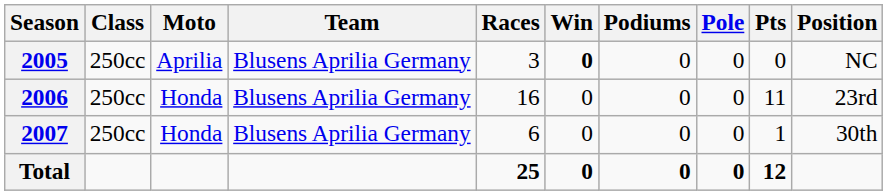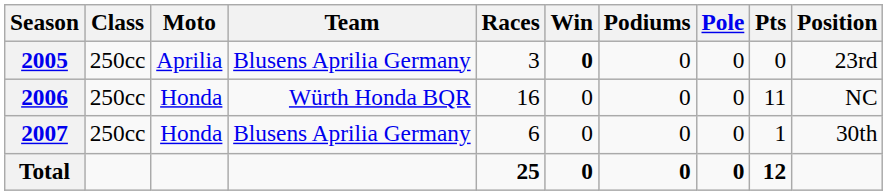(861, 60) NC -> (856, 60) 23rd
(352, 97) Blusens Aprilia Germany -> (380, 97) Würth Honda BQR
(856, 97) 23rd -> (861, 97) NC
